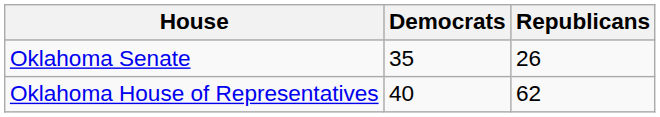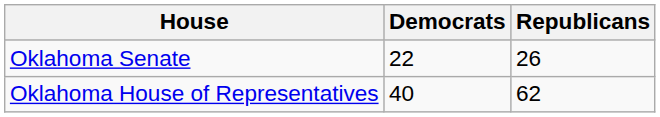(402, 58) 35 -> (402, 58) 22
